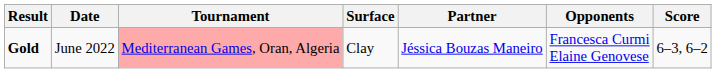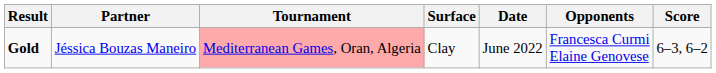columns swapped: (85, 16) <-> (472, 16)
